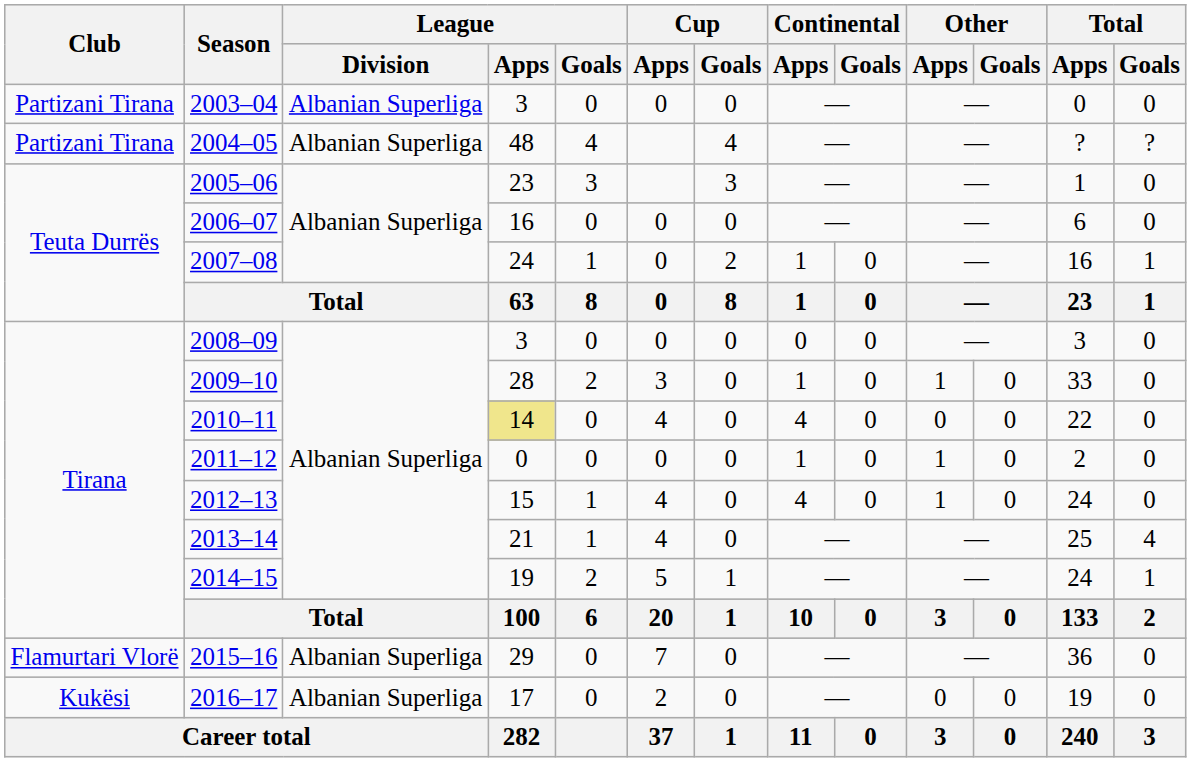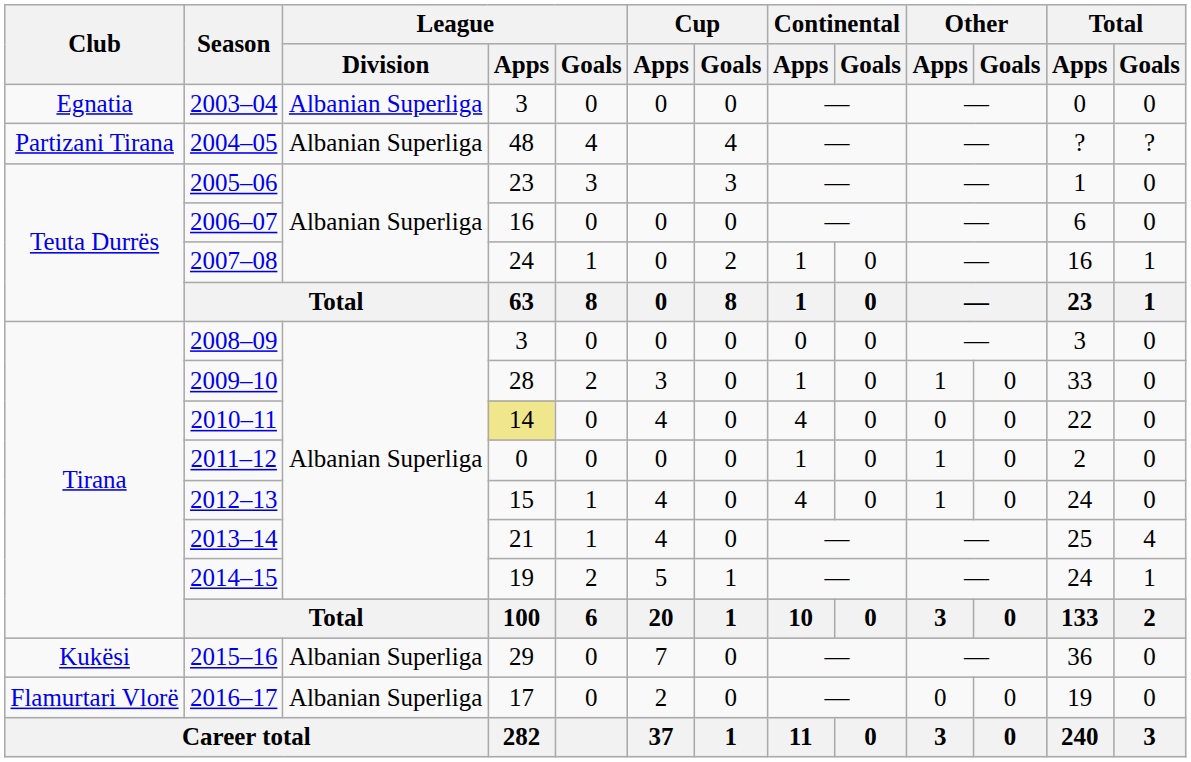(95, 103) Partizani Tirana -> (95, 103) Egnatia
(95, 657) Flamurtari Vlorë -> (95, 657) Kukësi
(95, 697) Kukësi -> (95, 697) Flamurtari Vlorë
